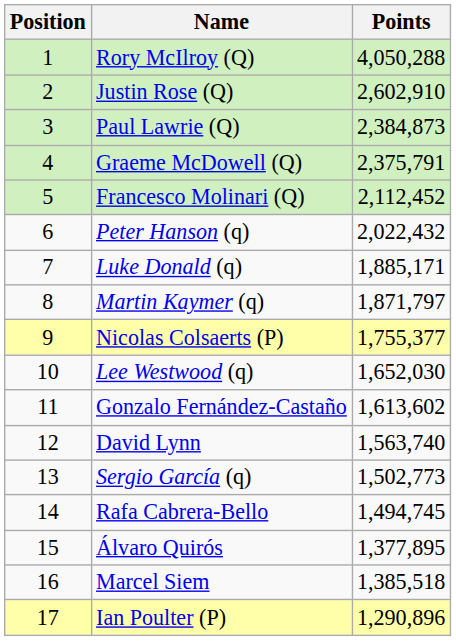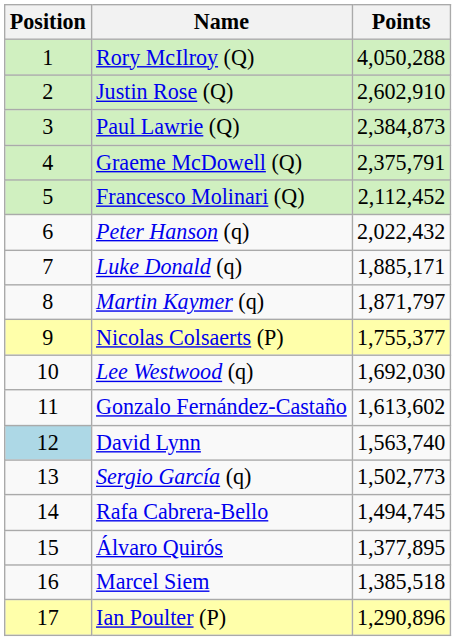(401, 372) 1,652,030 -> (401, 372) 1,692,030
(48, 442) no background -> (48, 442) lightblue background
